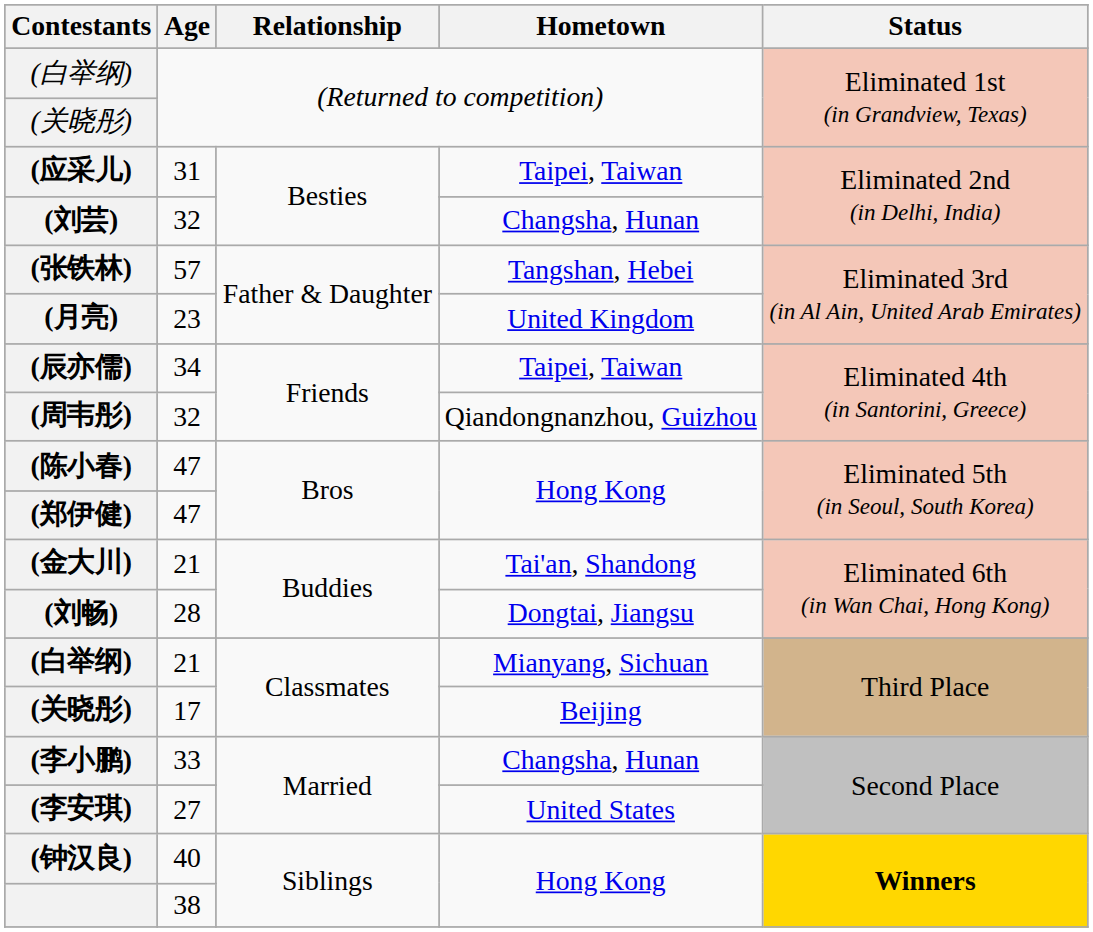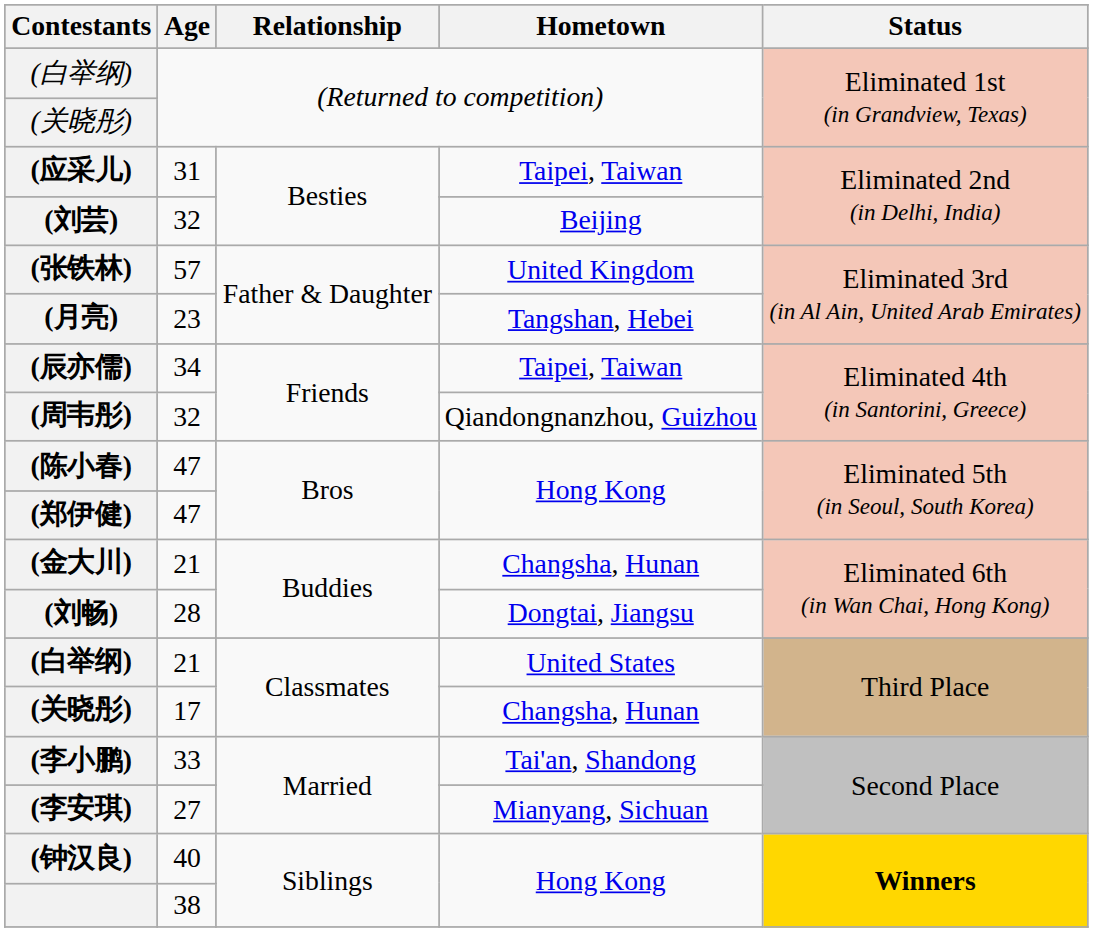(601, 220) Changsha, Hunan -> (601, 220) Beijing
(601, 269) Tangshan, Hebei -> (601, 269) United Kingdom
(601, 318) United Kingdom -> (601, 318) Tangshan, Hebei
(601, 563) Tai'an, Shandong -> (601, 563) Changsha, Hunan
(601, 662) Mianyang, Sichuan -> (601, 662) United States
(601, 711) Beijing -> (601, 711) Changsha, Hunan
(601, 760) Changsha, Hunan -> (601, 760) Tai'an, Shandong
(601, 809) United States -> (601, 809) Mianyang, Sichuan
